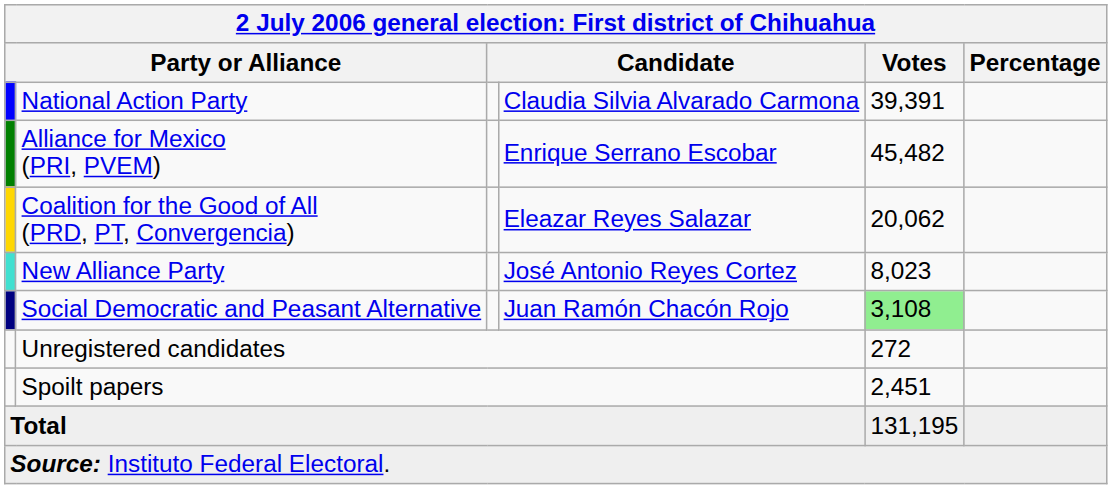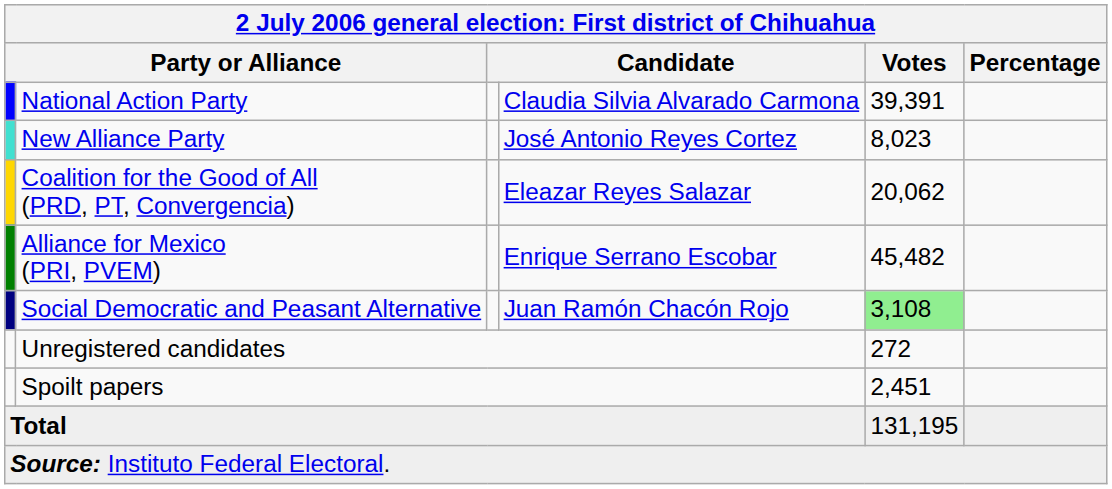rows swapped: (124, 153) <-> (123, 271)
